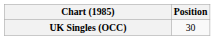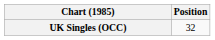(191, 27) 30 -> (191, 27) 32
